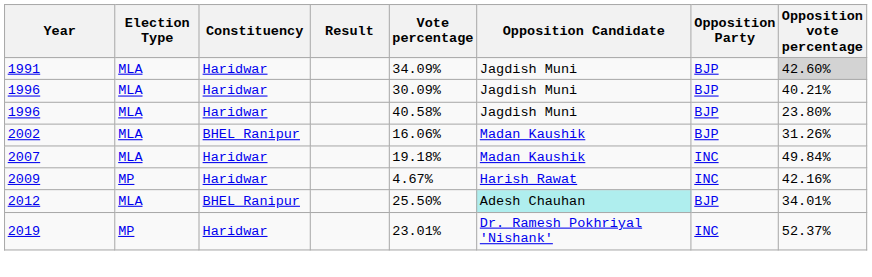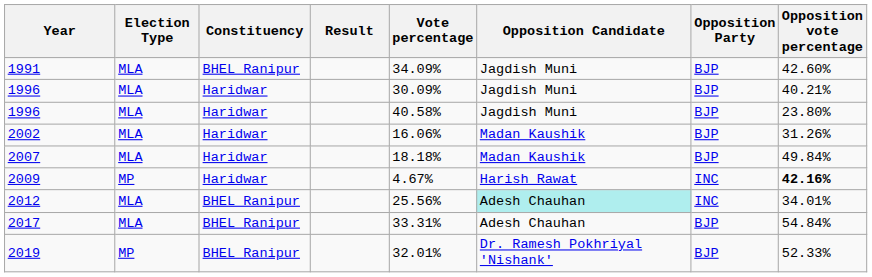(235, 69) Haridwar -> (251, 69) BHEL Ranipur
(806, 69) lightgrey background -> (806, 69) no background
(251, 135) BHEL Ranipur -> (235, 135) Haridwar
(417, 157) 19.18% -> (417, 157) 18.18%
(706, 157) INC -> (706, 157) BJP
(806, 179) normal -> (806, 179) bold
(417, 201) 25.50% -> (417, 201) 25.56%
(706, 201) BJP -> (706, 201) INC
+ row: (24, 223)
(235, 231) Haridwar -> (251, 253) BHEL Ranipur
(417, 231) 23.01% -> (417, 253) 32.01%
(706, 231) INC -> (706, 253) BJP
(806, 231) 52.37% -> (806, 253) 52.33%
